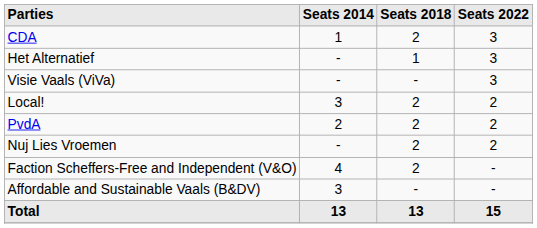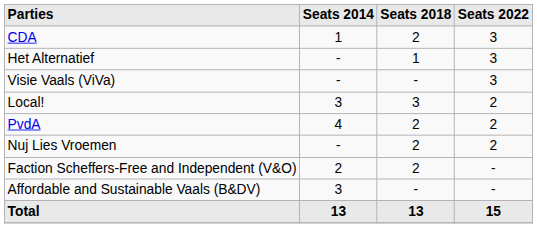(416, 102) 2 -> (416, 102) 3
(338, 124) 2 -> (338, 124) 4
(338, 168) 4 -> (338, 168) 2
